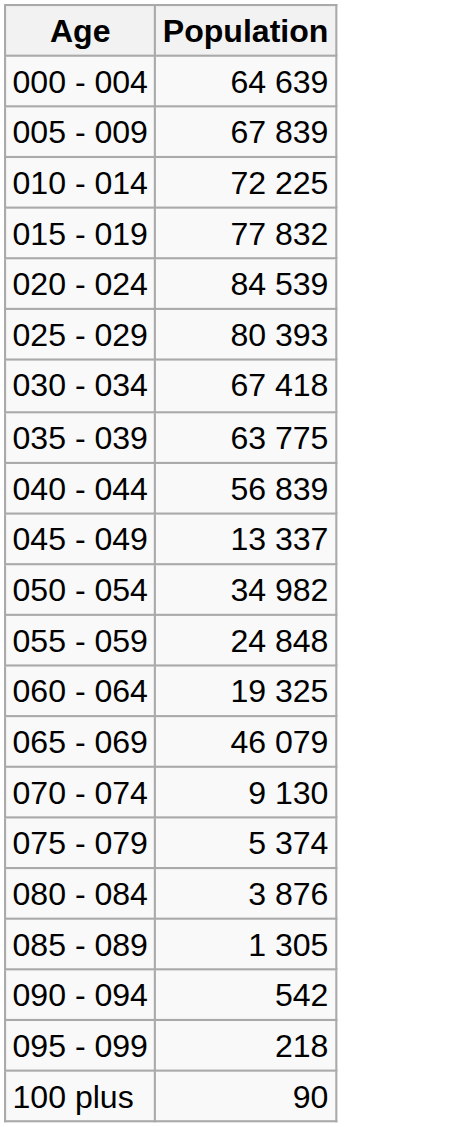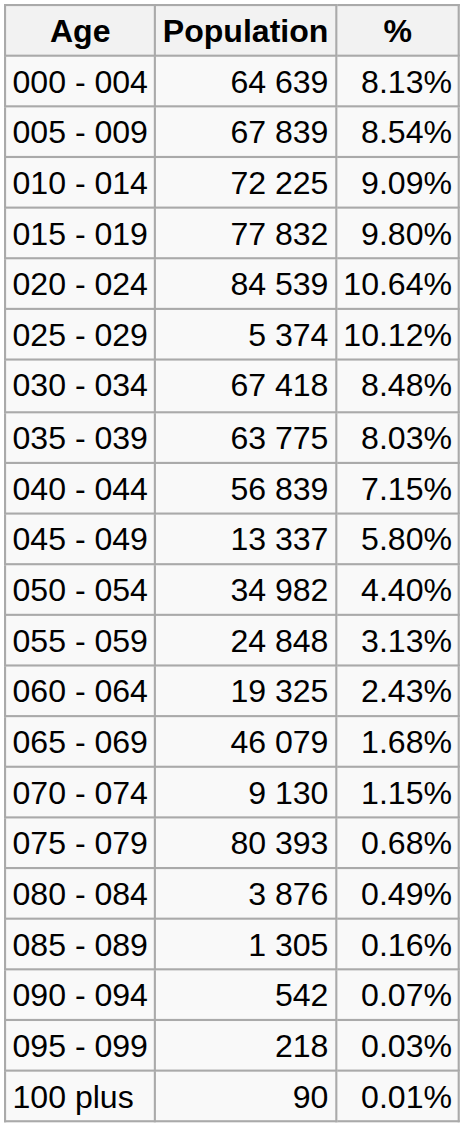+ column: (398, 31)
(279, 335) 80 393 -> (288, 335) 5 374
(288, 843) 5 374 -> (279, 843) 80 393
